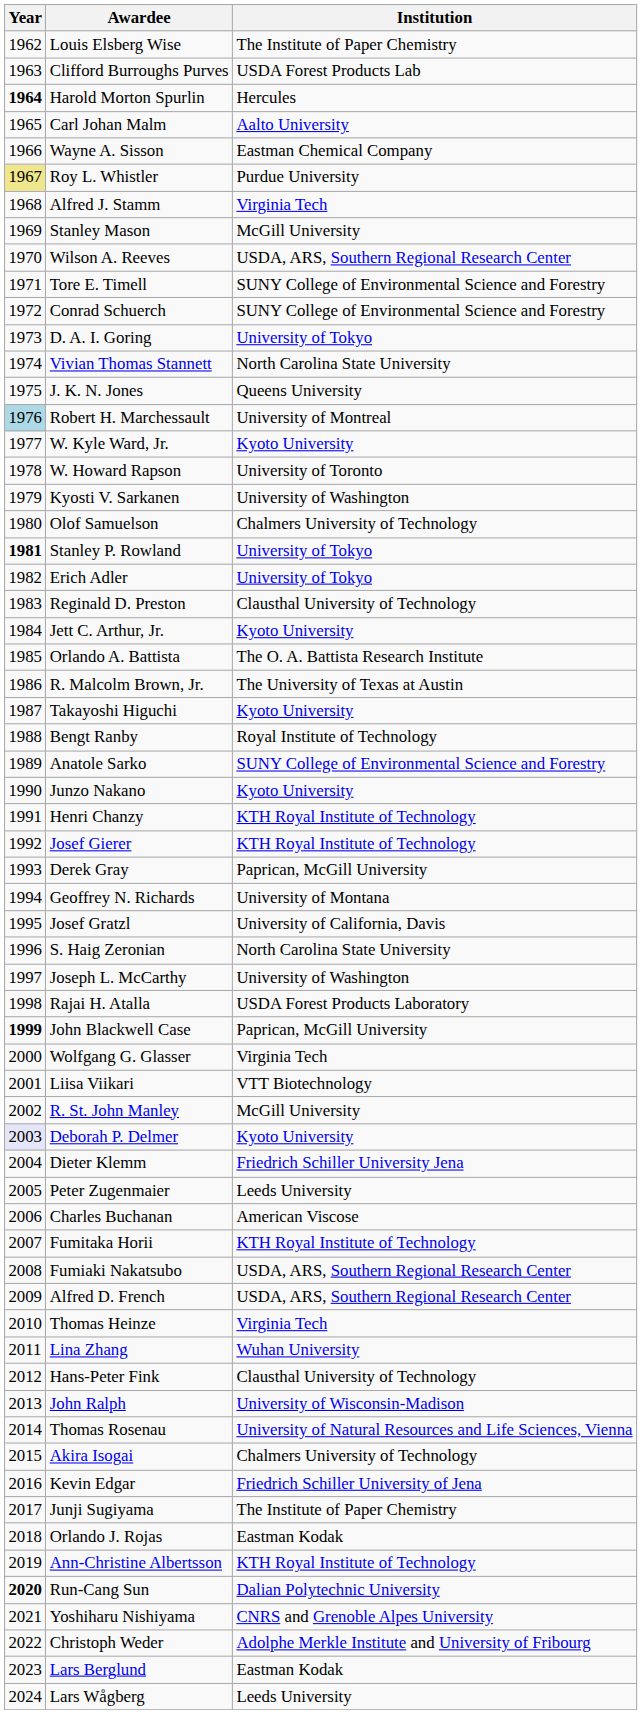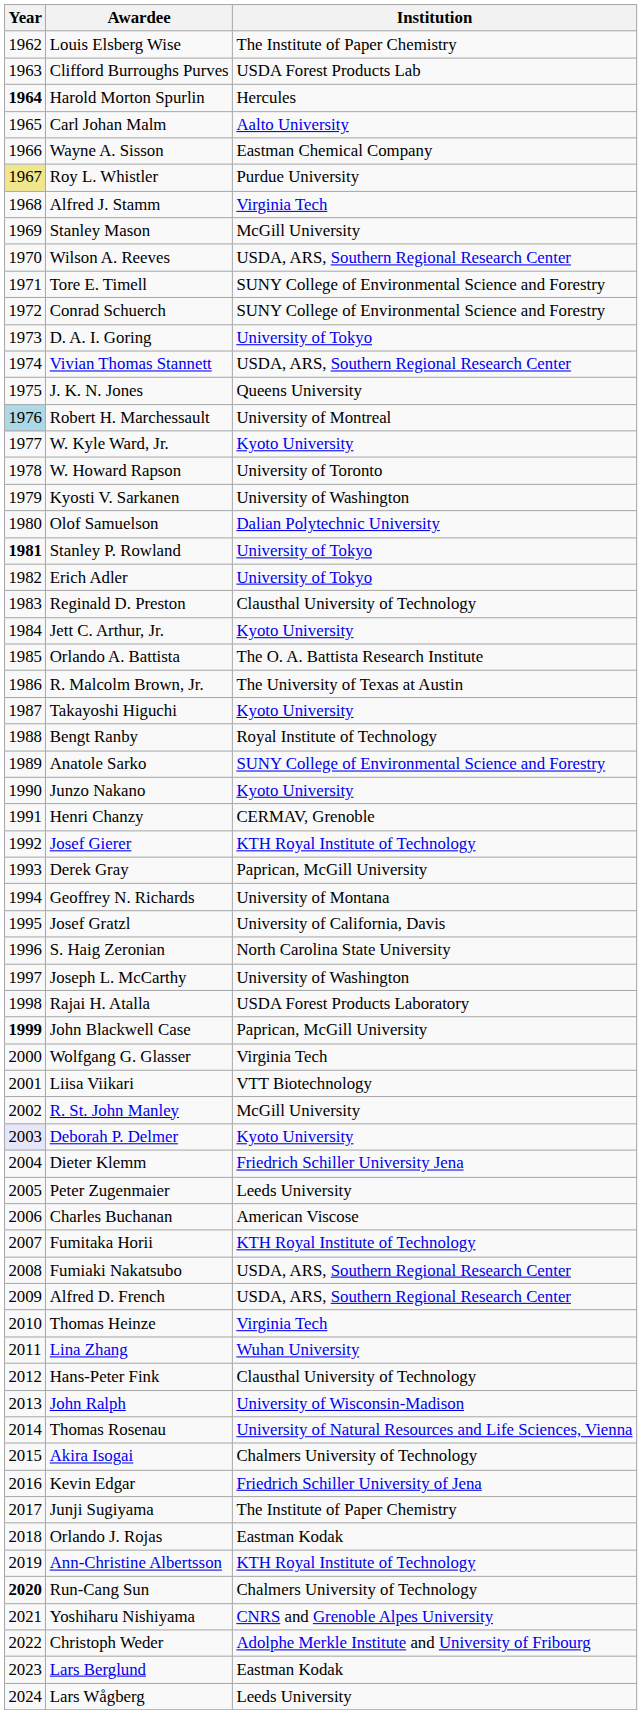(343, 364) North Carolina State University -> (404, 364) USDA, ARS, Southern Regional Research Center
(357, 524) Chalmers University of Technology -> (338, 524) Dalian Polytechnic University
(356, 817) KTH Royal Institute of Technology -> (306, 817) CERMAV, Grenoble
(338, 1589) Dalian Polytechnic University -> (357, 1589) Chalmers University of Technology
